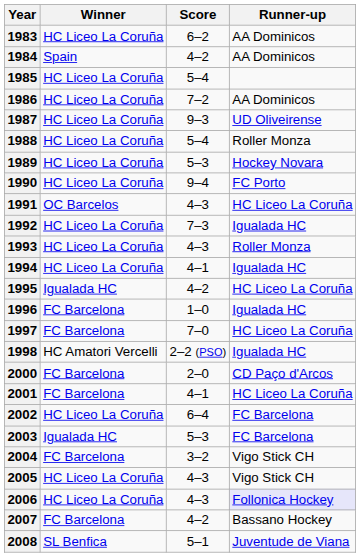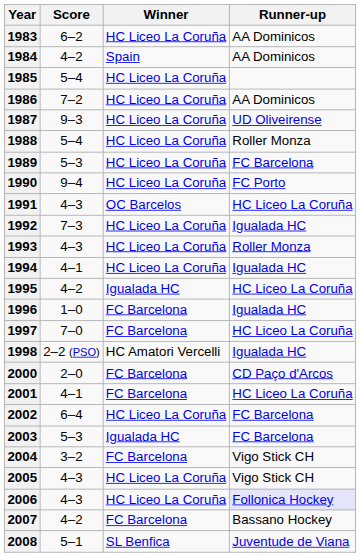columns swapped: (103, 15) <-> (198, 15)
(278, 162) Hockey Novara -> (273, 162) FC Barcelona
